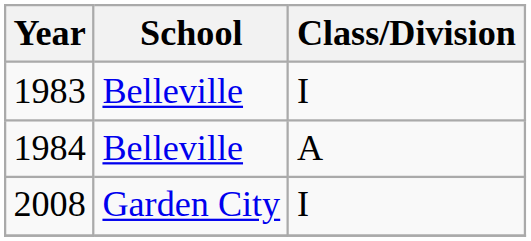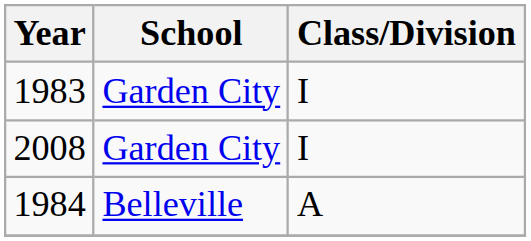(173, 90) Belleville -> (191, 90) Garden City
rows swapped: (50, 147) <-> (50, 205)
